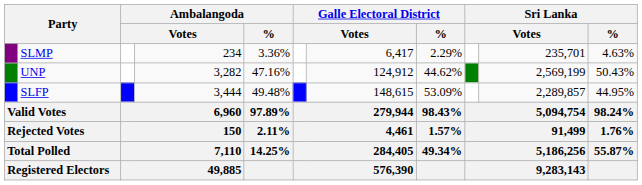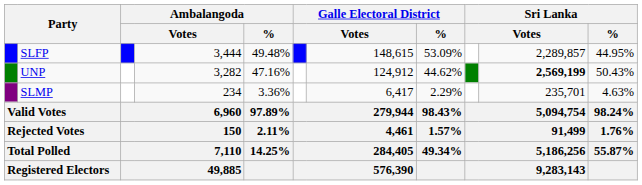rows swapped: (35, 92) <-> (37, 53)
(561, 72) normal -> (561, 72) bold
